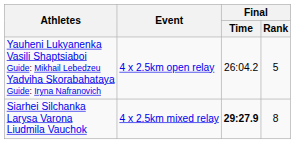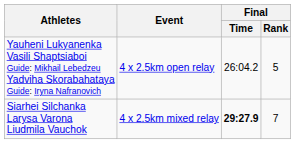(276, 118) 8 -> (276, 118) 7
